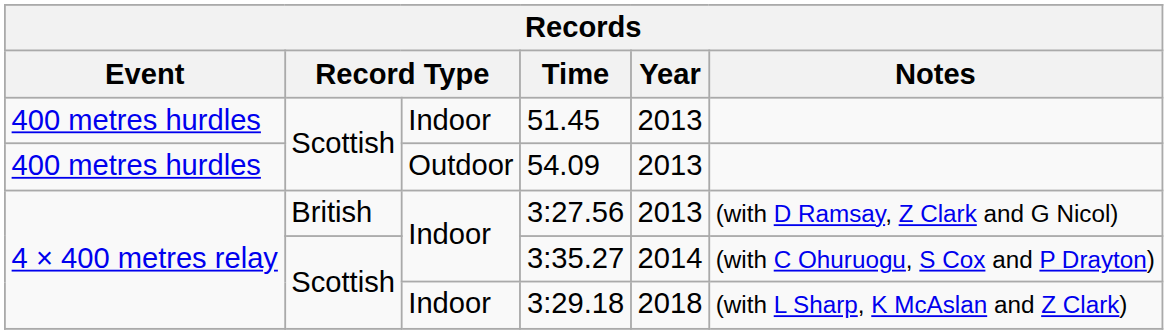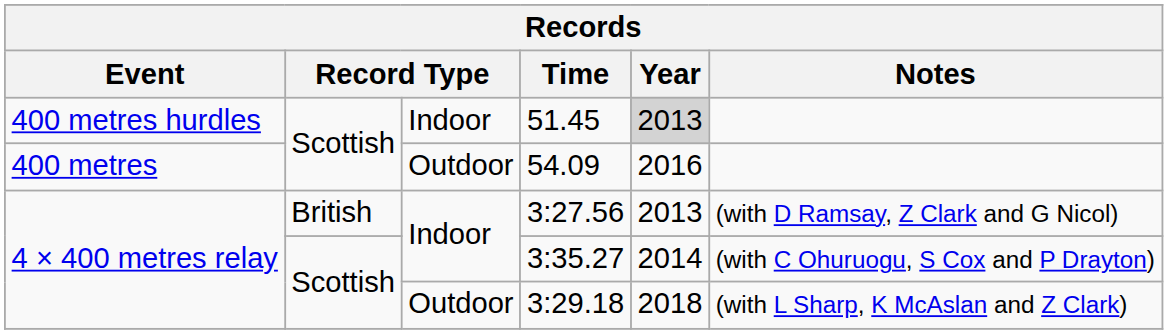(670, 119) no background -> (670, 119) lightgrey background
(136, 166) 400 metres hurdles -> (84, 166) 400 metres
(670, 166) 2013 -> (670, 166) 2016
(450, 304) Indoor -> (461, 304) Outdoor
